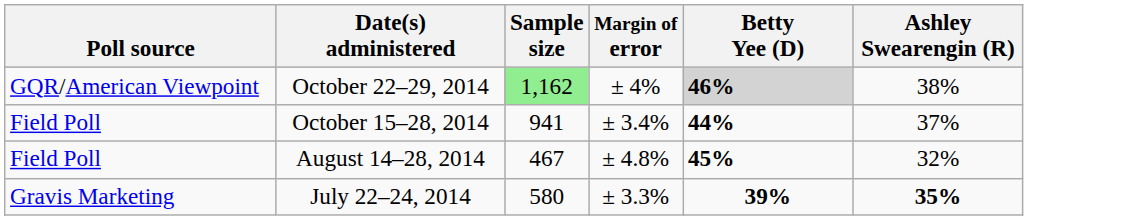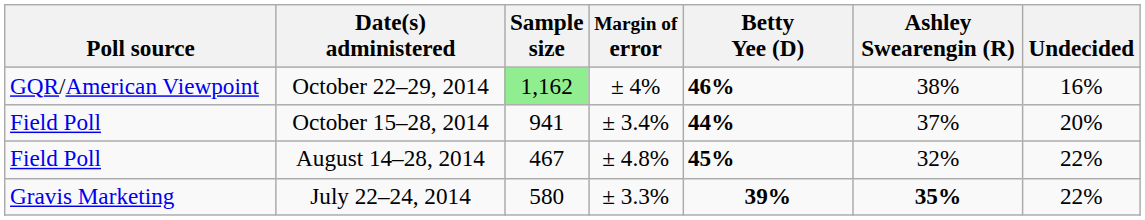+ column: (1081, 48)
(711, 85) lightgrey background -> (711, 85) no background
